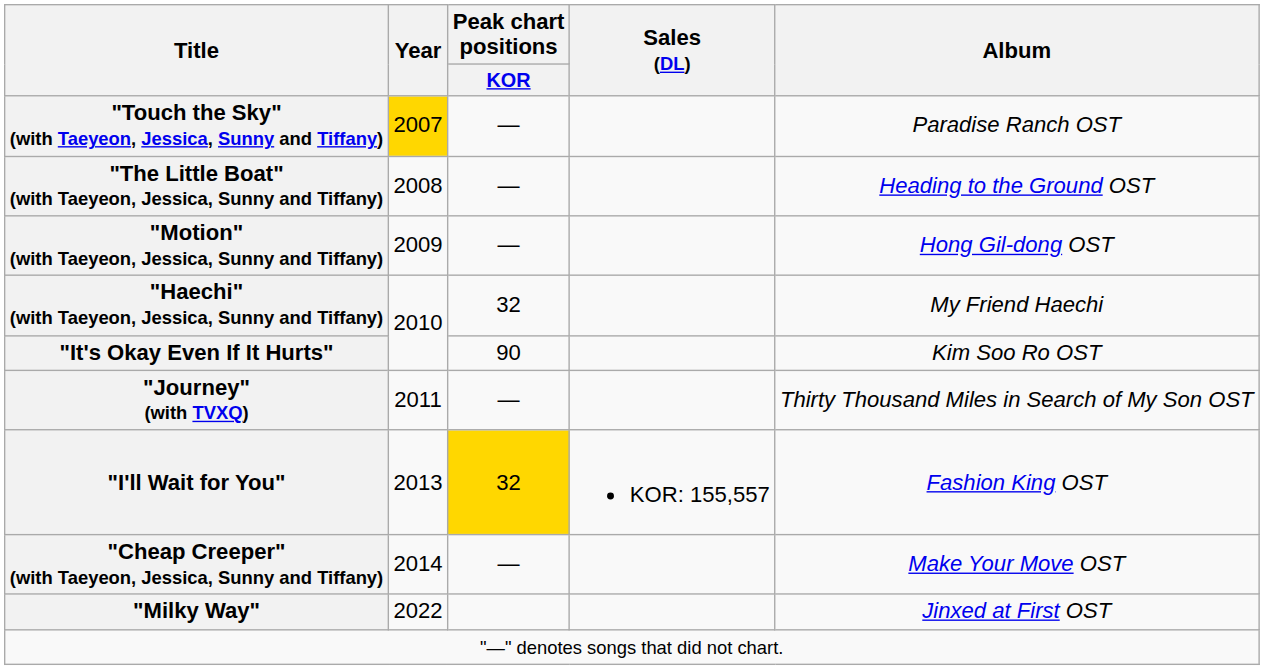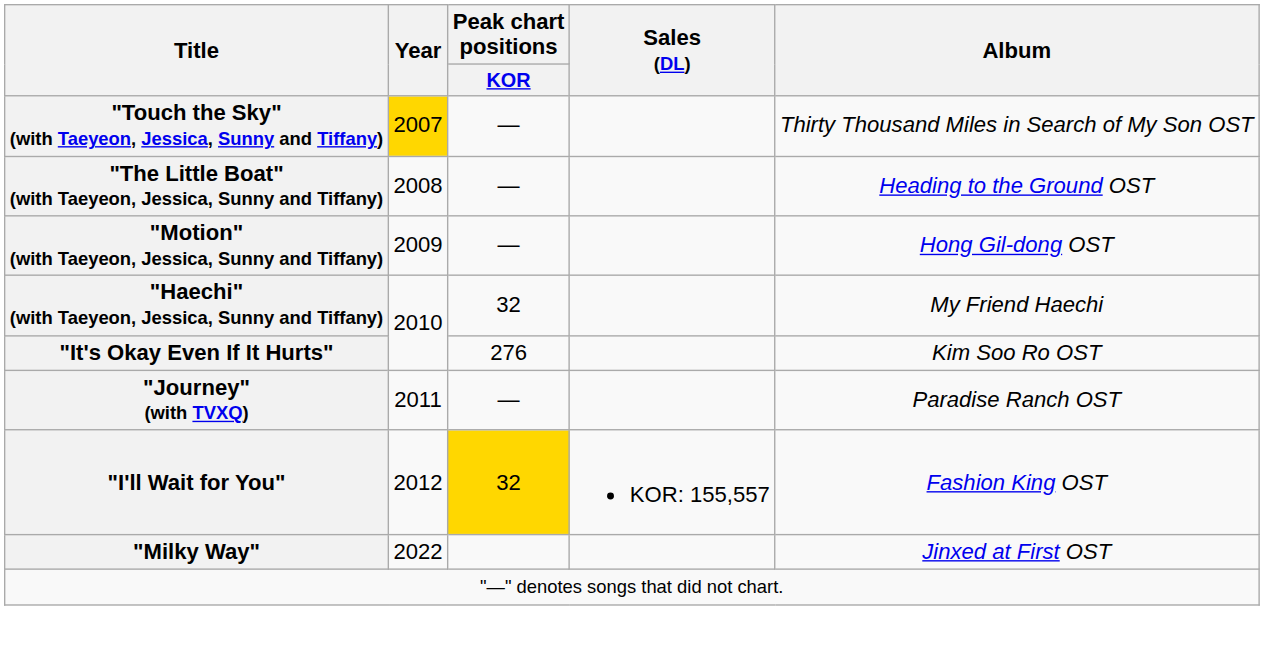(1017, 125) Paradise Ranch OST -> (1017, 125) Thirty Thousand Miles in Search of My Son OST
(509, 352) 90 -> (509, 352) 276
(1017, 400) Thirty Thousand Miles in Search of My Son OST -> (1017, 400) Paradise Ranch OST
(418, 482) 2013 -> (418, 482) 2012
- row: (197, 564)
